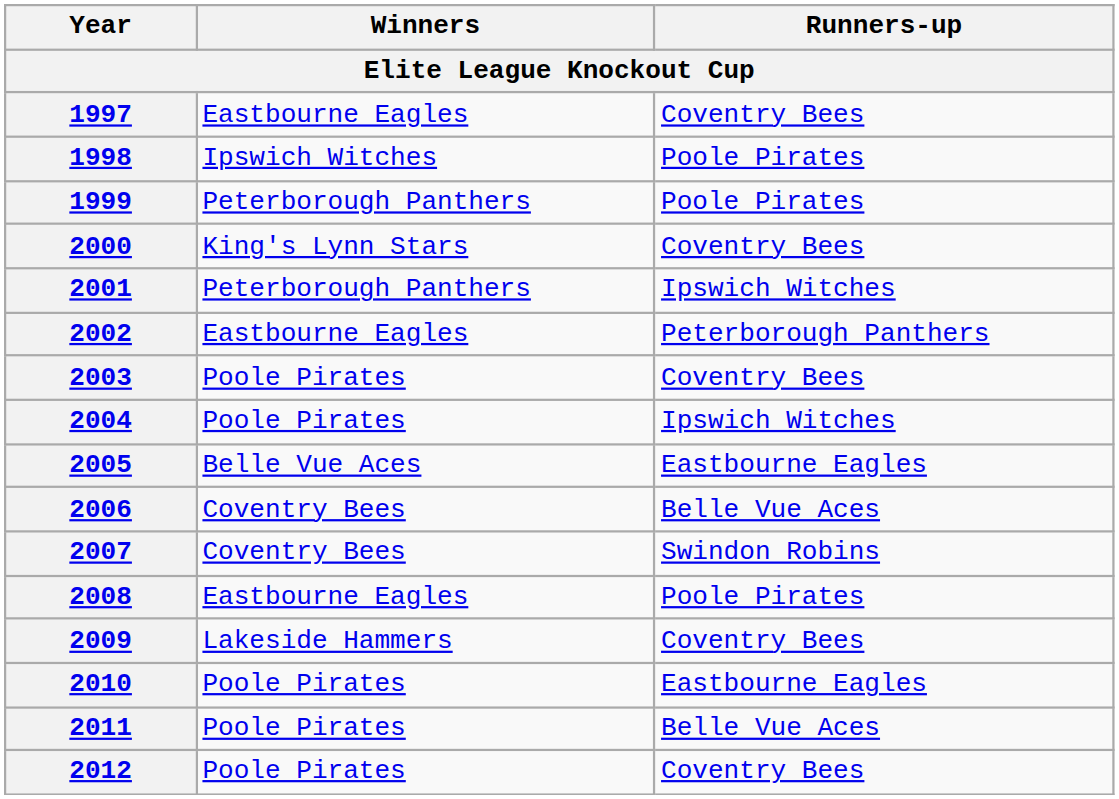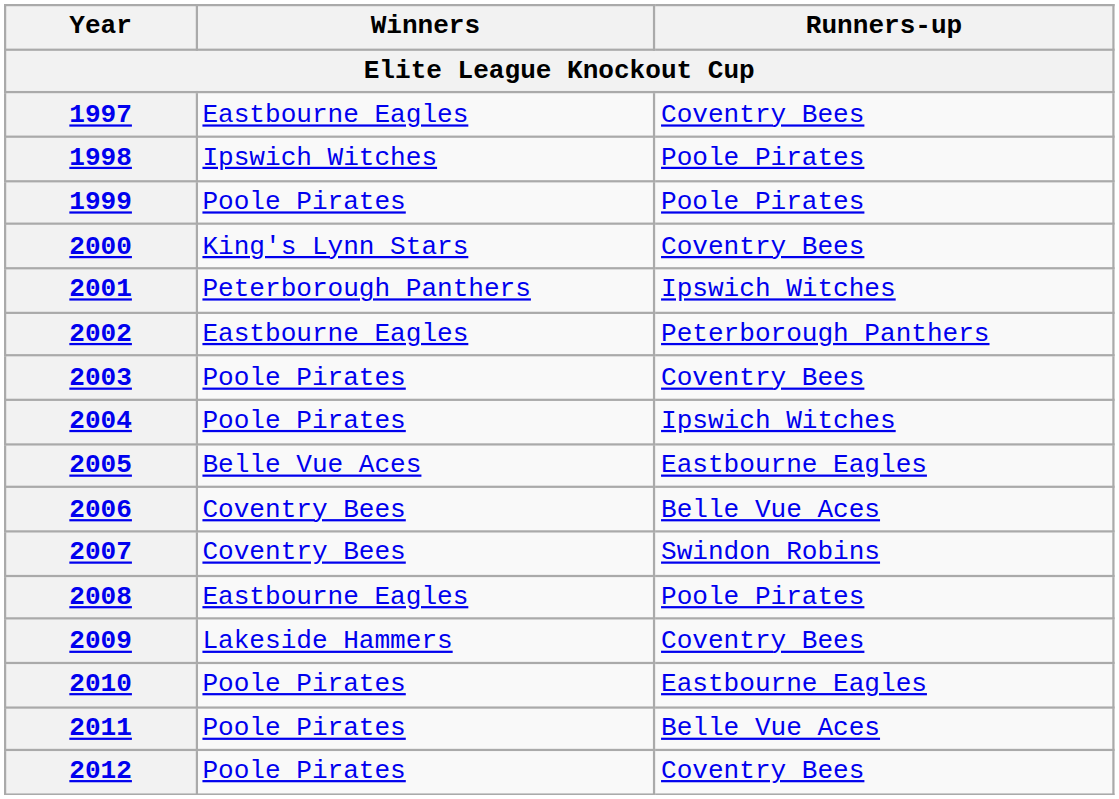(367, 202) Peterborough Panthers -> (304, 202) Poole Pirates
